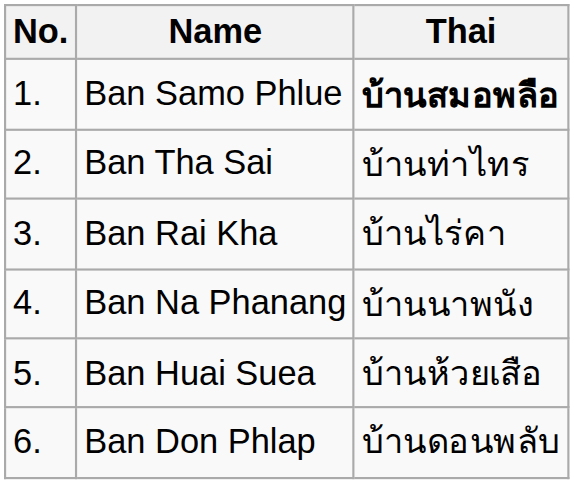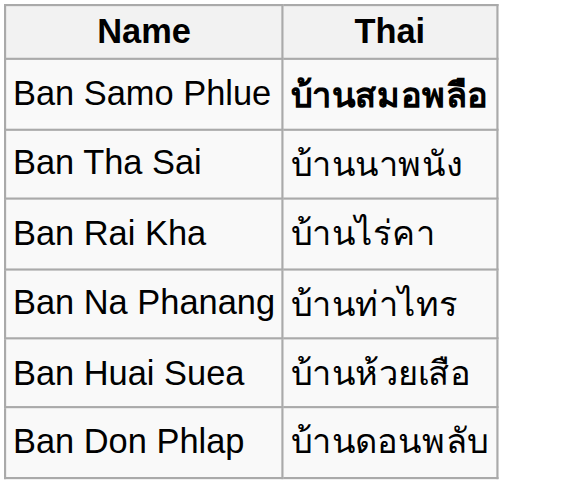- column: (41, 31)
(446, 164) บ้านท่าไทร -> (377, 164) บ้านนาพนัง
(448, 303) บ้านนาพนัง -> (375, 303) บ้านท่าไทร
